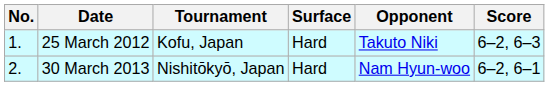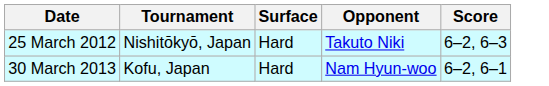- column: (21, 17)
(200, 42) Kofu, Japan -> (187, 42) Nishitōkyō, Japan
(221, 68) Nishitōkyō, Japan -> (167, 68) Kofu, Japan
